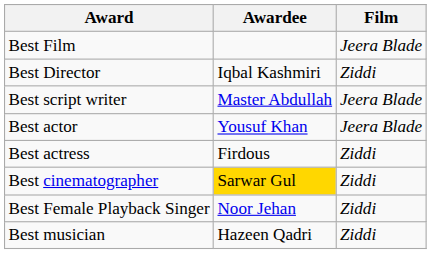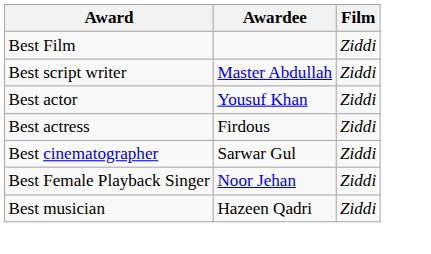(381, 45) Jeera Blade -> (358, 45) Ziddi
- row: (54, 72)
(381, 99) Jeera Blade -> (358, 72) Ziddi
(381, 126) Jeera Blade -> (358, 99) Ziddi
(257, 180) gold background -> (257, 153) no background
